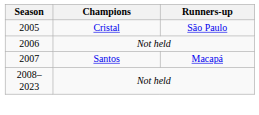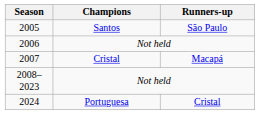(107, 28) Cristal -> (107, 28) Santos
(107, 59) Santos -> (107, 59) Cristal
+ row: (29, 102)
